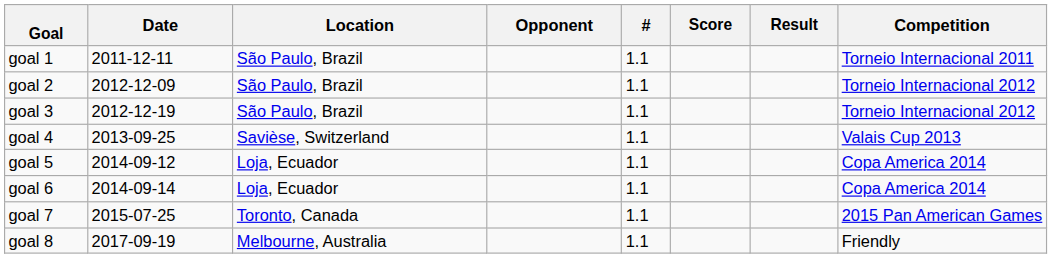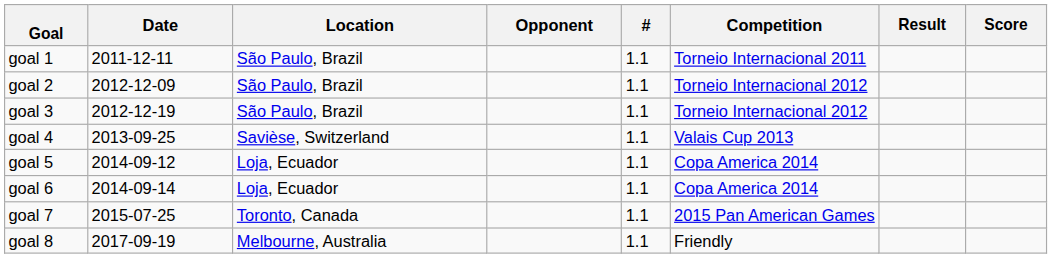columns swapped: (710, 26) <-> (942, 26)
